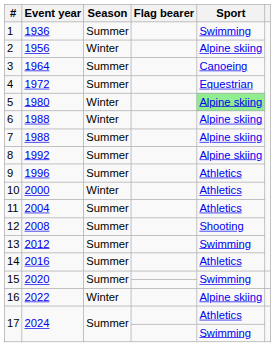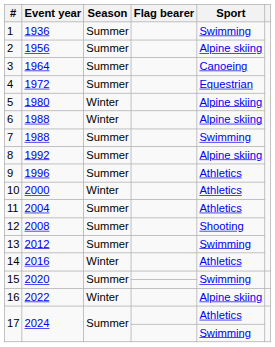(103, 48) Winter -> (108, 48) Summer
(231, 102) lightgreen background -> (231, 102) no background
(231, 137) Alpine skiing -> (225, 137) Swimming
(108, 262) Summer -> (103, 262) Winter
